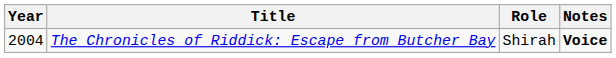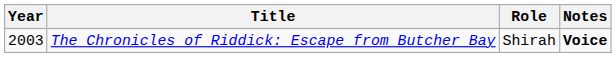(26, 41) 2004 -> (26, 41) 2003
